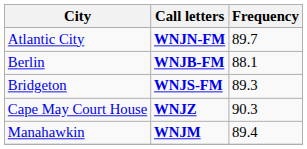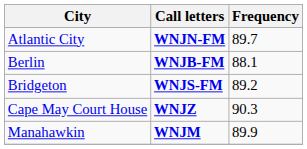(245, 86) 89.3 -> (245, 86) 89.2
(245, 132) 89.4 -> (245, 132) 89.9
